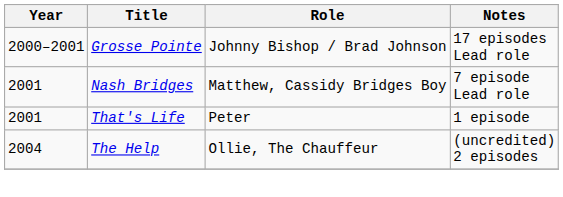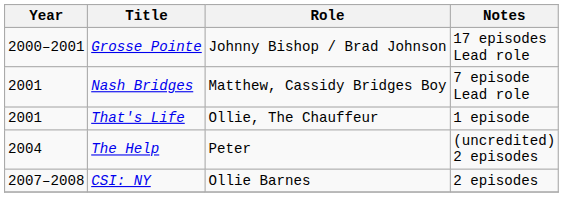(230, 118) Peter -> (294, 118) Ollie, The Chauffeur
(294, 149) Ollie, The Chauffeur -> (230, 149) Peter
+ row: (121, 181)
